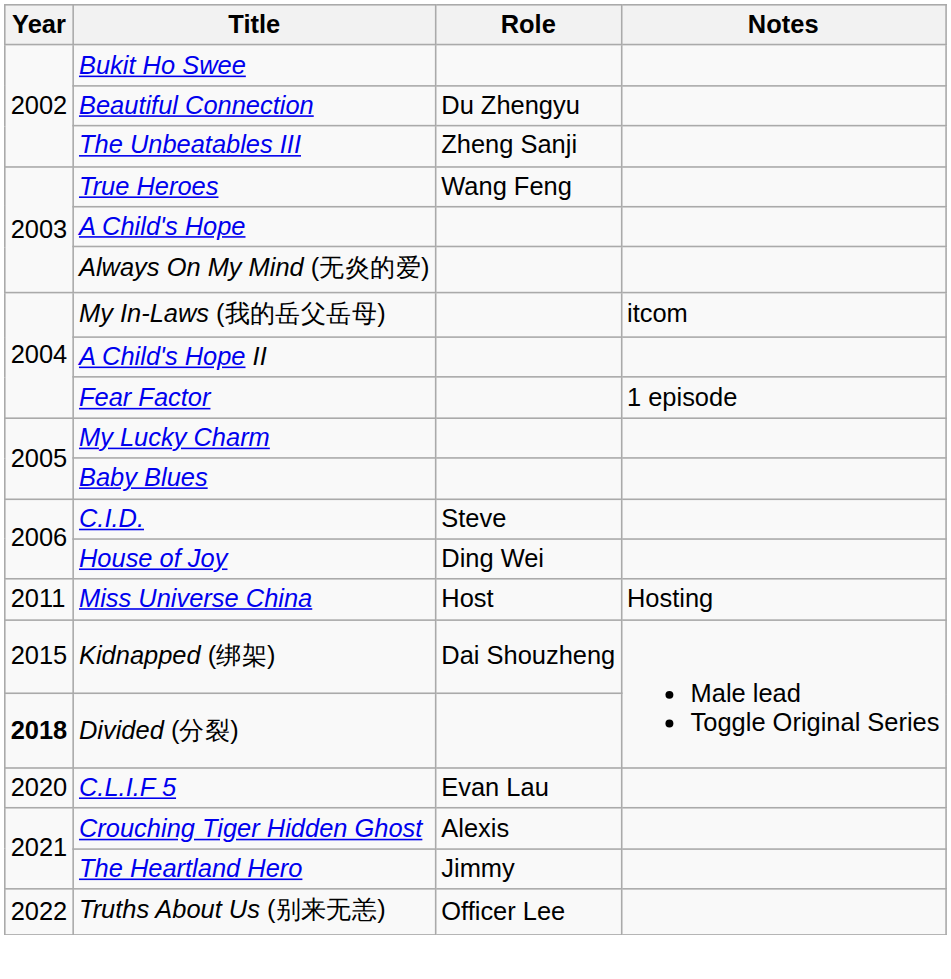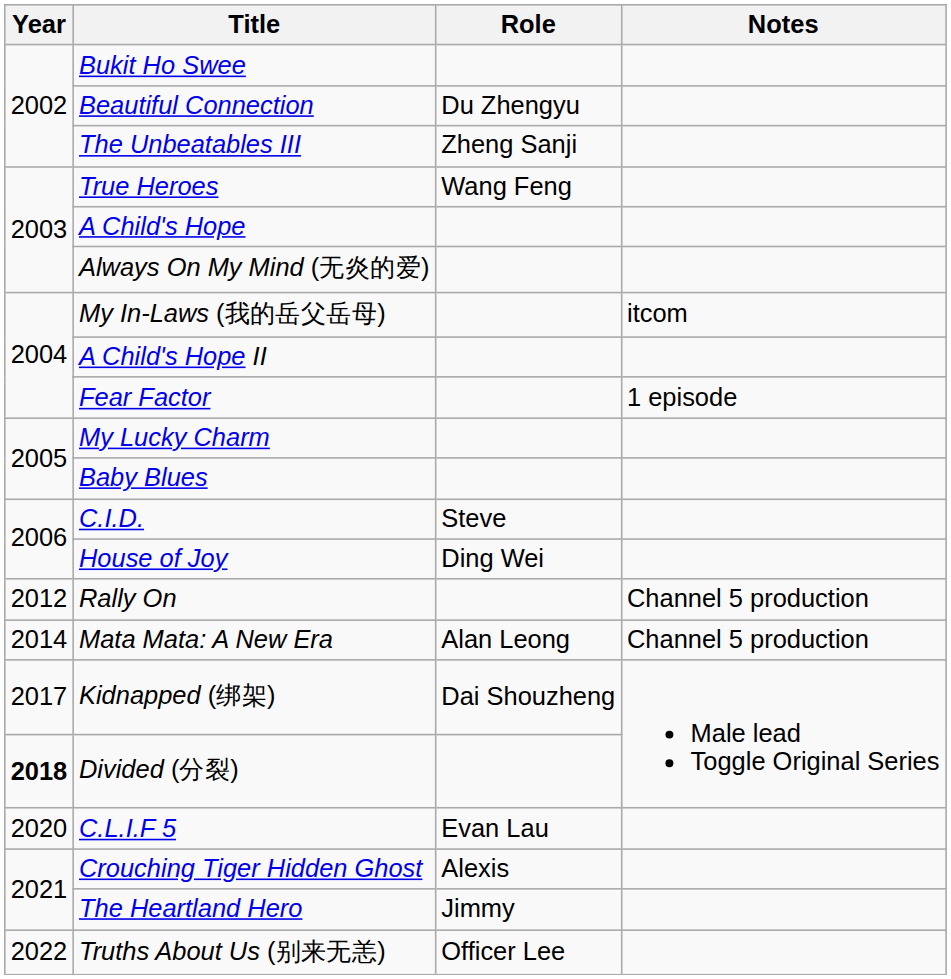- row: (196, 599)
+ row: (128, 599)
+ row: (206, 639)
(39, 656) 2015 -> (39, 696) 2017
